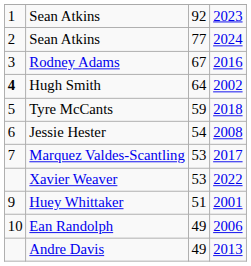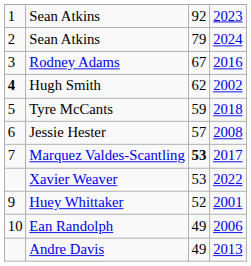(199, 39) 77 -> (199, 39) 79
(199, 86) 64 -> (199, 86) 62
(199, 132) 54 -> (199, 132) 57
(199, 156) normal -> (199, 156) bold
(199, 202) 51 -> (199, 202) 52
